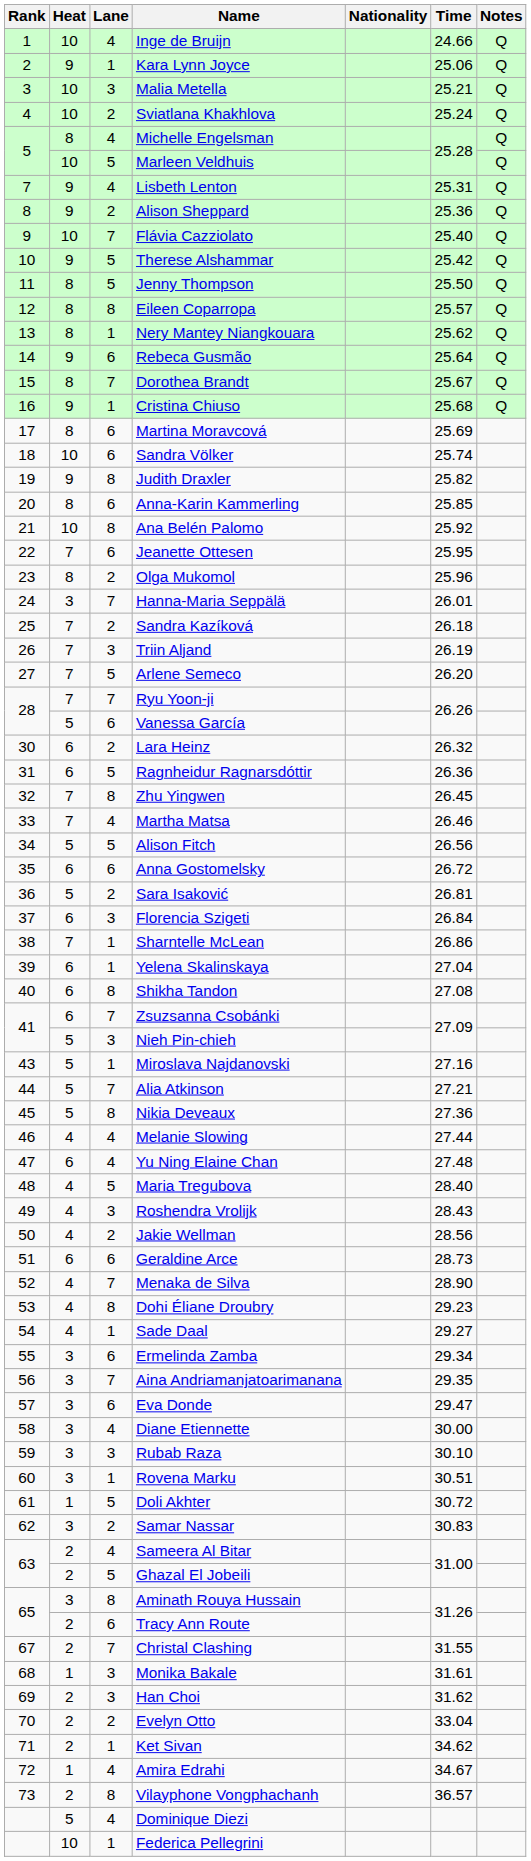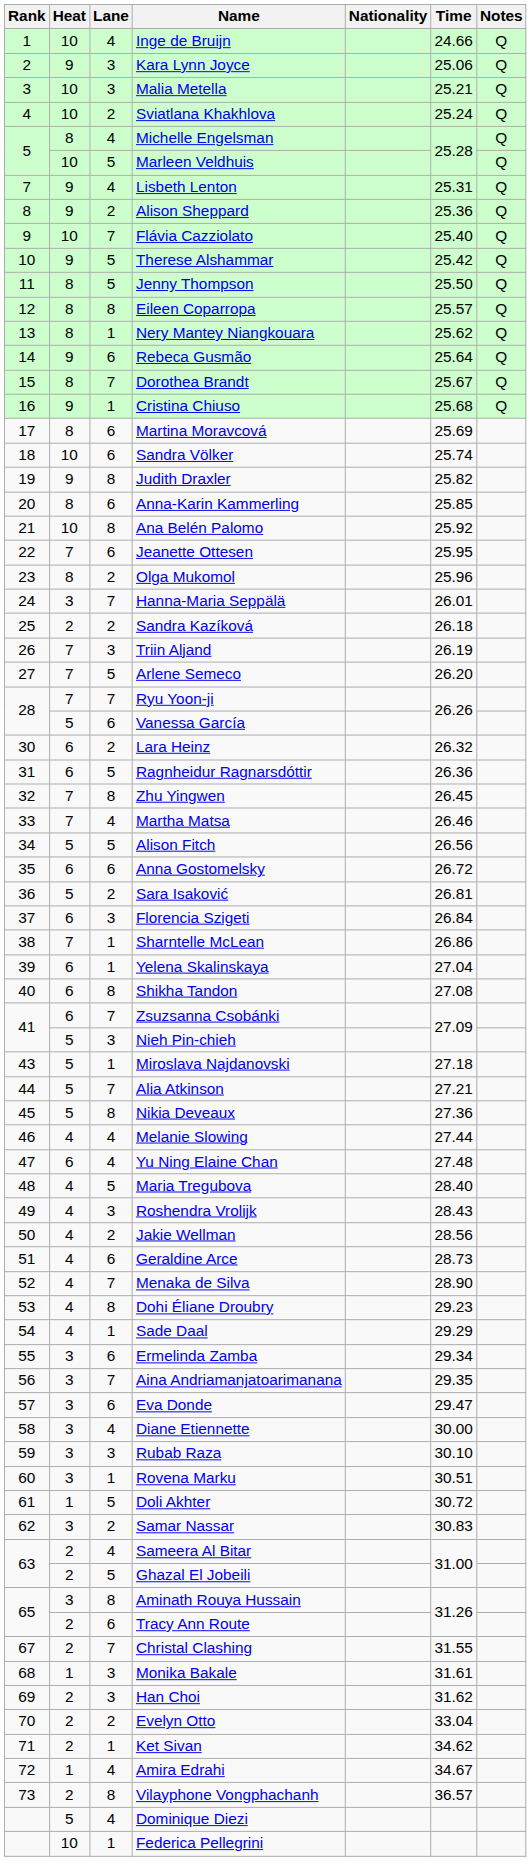(111, 65) 1 -> (111, 65) 3
(69, 625) 7 -> (69, 625) 2
(454, 1064) 27.16 -> (454, 1064) 27.18
(69, 1259) 6 -> (69, 1259) 4
(454, 1332) 29.27 -> (454, 1332) 29.29
